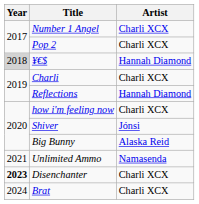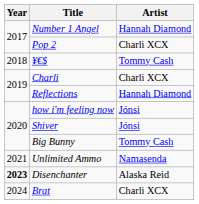(144, 28) Charli XCX -> (155, 28) Hannah Diamond
(17, 61) lightgrey background -> (17, 61) no background
(155, 61) Hannah Diamond -> (146, 61) Tommy Cash
(144, 110) Charli XCX -> (129, 110) Jónsi
(144, 142) Alaska Reid -> (146, 142) Tommy Cash
(144, 175) Charli XCX -> (144, 175) Alaska Reid
